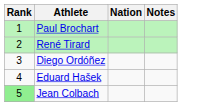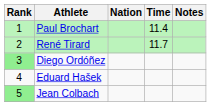+ column: (158, 12)
(19, 61) no background -> (19, 61) lightgreen background
